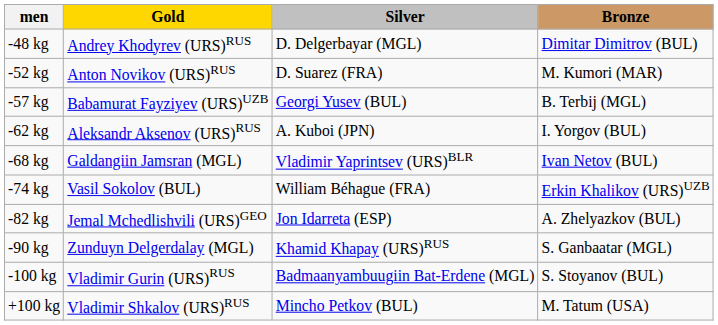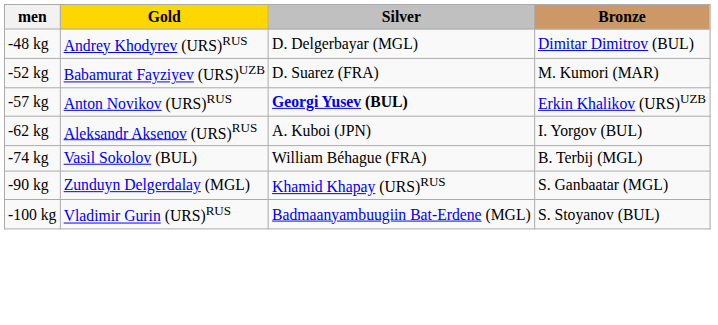(151, 73) Anton Novikov (URS)RUS -> (164, 73) Babamurat Fayziyev (URS)UZB
(168, 102) Babamurat Fayziyev (URS)UZB -> (148, 102) Anton Novikov (URS)RUS
(341, 102) normal -> (340, 102) bold
(594, 102) B. Terbij (MGL) -> (622, 102) Erkin Khalikov (URS)UZB
- row: (28, 160)
(626, 189) Erkin Khalikov (URS)UZB -> (590, 158) B. Terbij (MGL)
- row: (28, 218)
- row: (34, 305)
